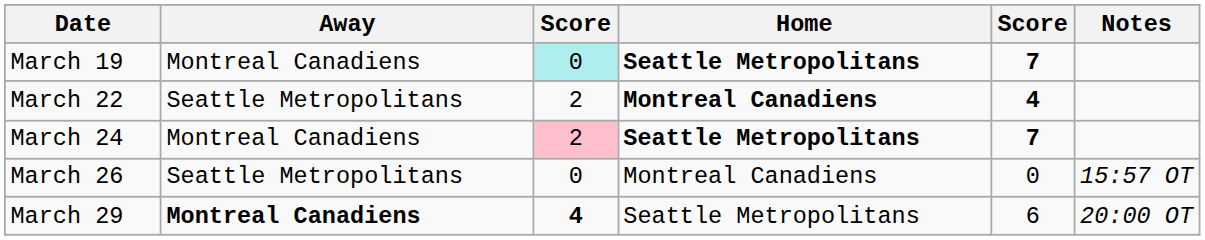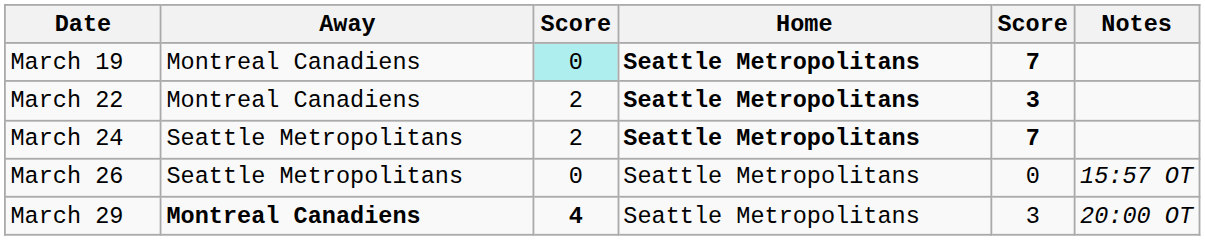(315, 101) Seattle Metropolitans -> (294, 101) Montreal Canadiens
(750, 101) Montreal Canadiens -> (772, 101) Seattle Metropolitans
(1033, 101) 4 -> (1033, 101) 3
(294, 139) Montreal Canadiens -> (315, 139) Seattle Metropolitans
(576, 139) pink background -> (576, 139) no background
(750, 177) Montreal Canadiens -> (772, 177) Seattle Metropolitans
(1033, 216) 6 -> (1033, 216) 3
